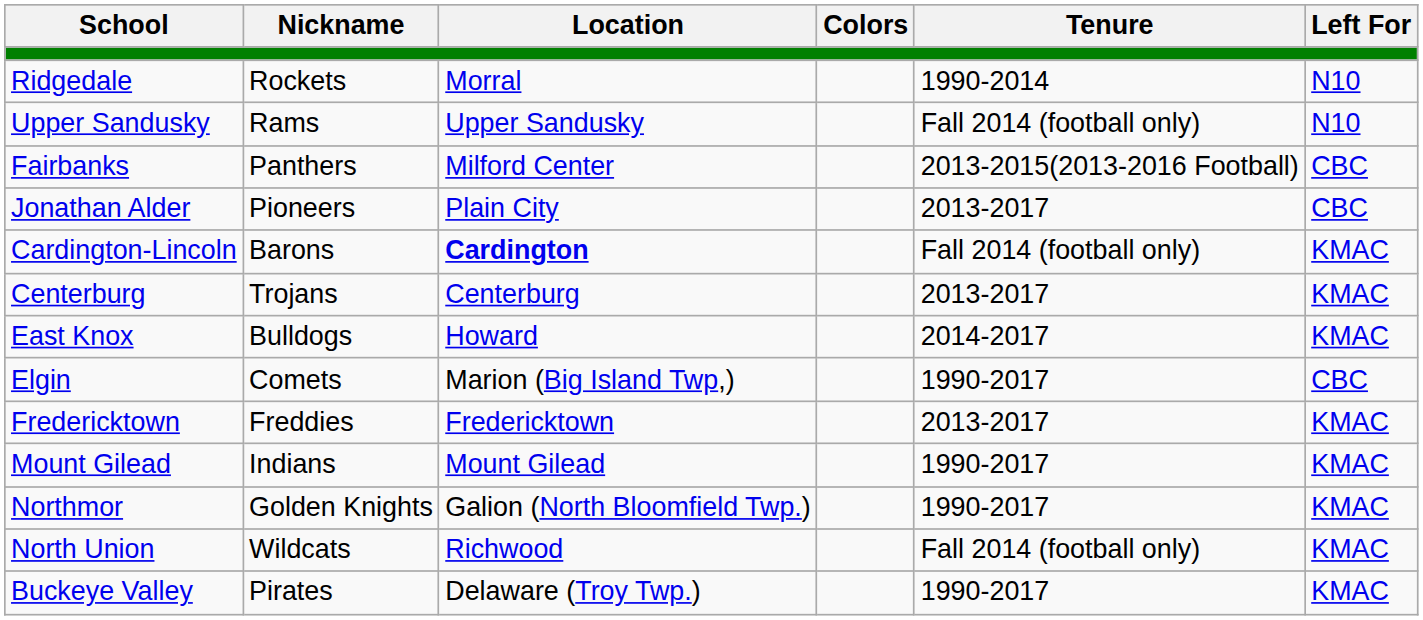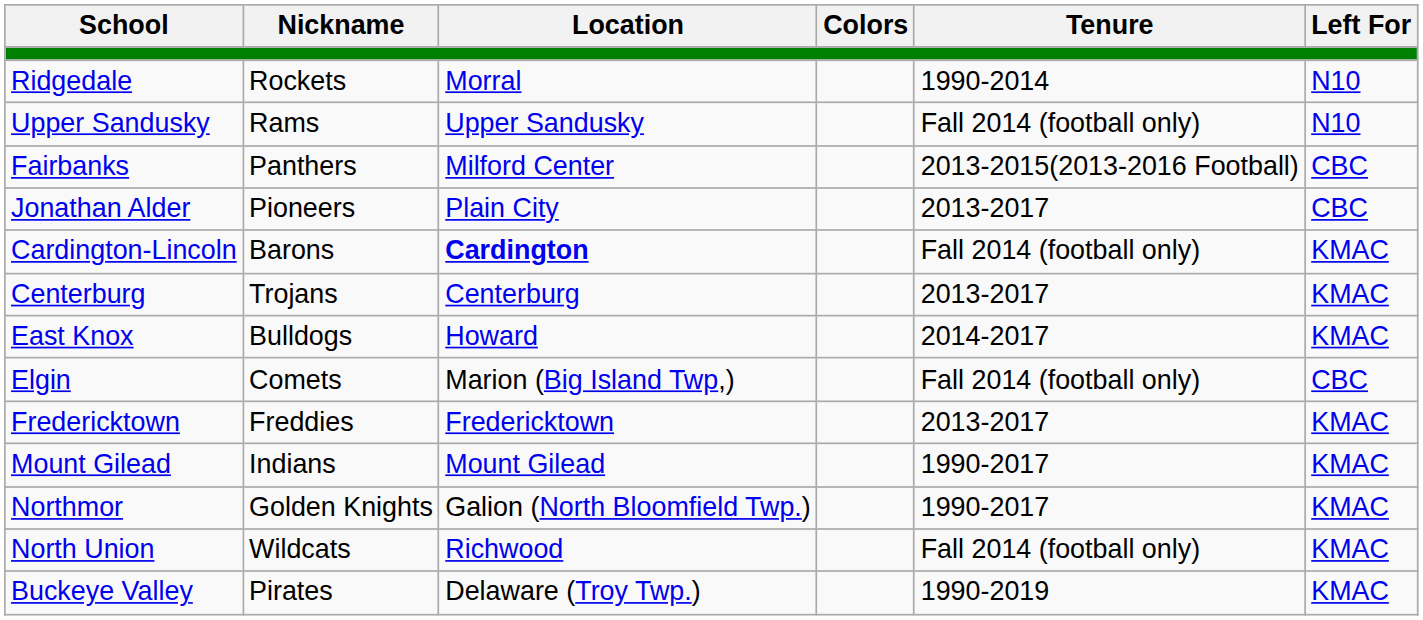(985, 379) 1990-2017 -> (1060, 379) Fall 2014 (football only)
(985, 592) 1990-2017 -> (985, 592) 1990-2019
